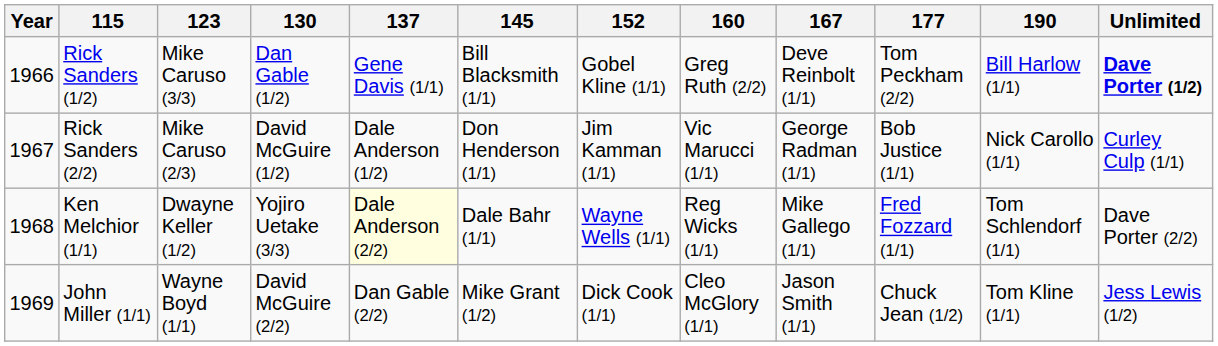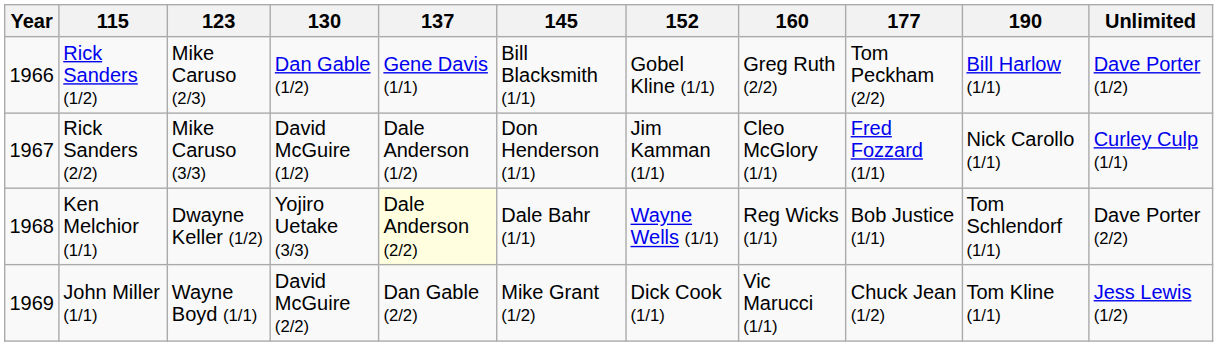- column: (826, 21)
(194, 75) Mike Caruso (3/3) -> (204, 75) Mike Caruso (2/3)
(1153, 75) bold -> (1147, 75) normal
(194, 151) Mike Caruso (2/3) -> (204, 151) Mike Caruso (3/3)
(719, 151) Vic Marucci (1/1) -> (780, 151) Cleo McGlory (1/1)
(911, 151) Bob Justice (1/1) -> (887, 151) Fred Fozzard (1/1)
(916, 227) Fred Fozzard (1/1) -> (902, 227) Bob Justice (1/1)
(721, 303) Cleo McGlory (1/1) -> (778, 303) Vic Marucci (1/1)
